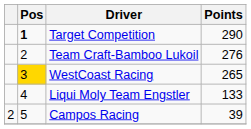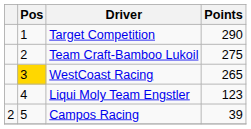(24, 35) bold -> (24, 35) normal
(232, 55) 276 -> (232, 55) 275
(232, 94) 133 -> (232, 94) 123
